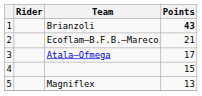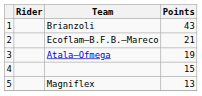(189, 26) bold -> (189, 26) normal
(189, 55) 17 -> (189, 55) 19
